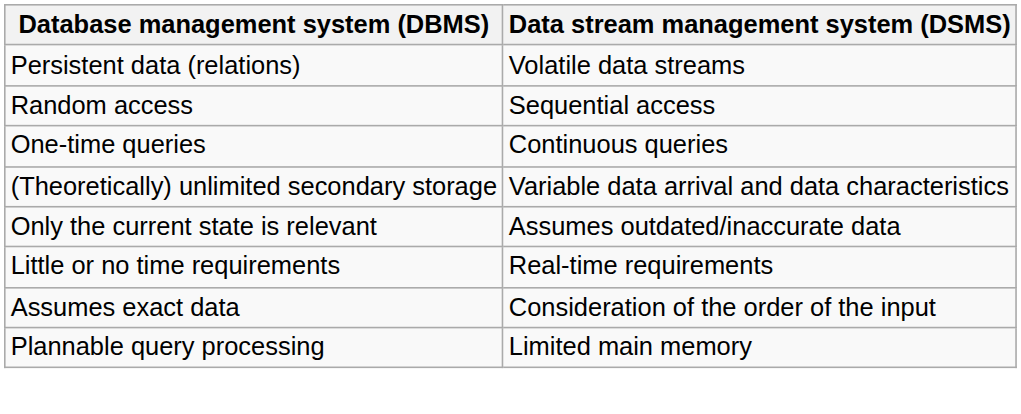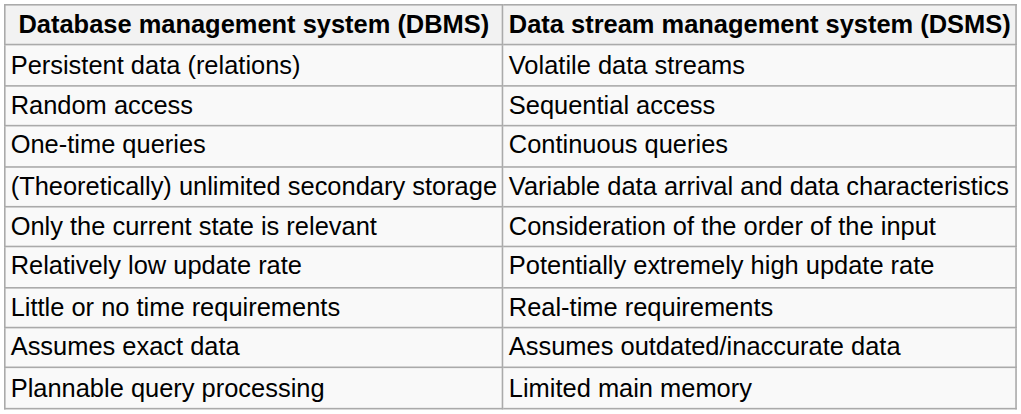(705, 226) Assumes outdated/inaccurate data -> (722, 226) Consideration of the order of the input
+ row: (156, 266)
(722, 307) Consideration of the order of the input -> (705, 347) Assumes outdated/inaccurate data
